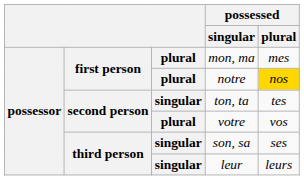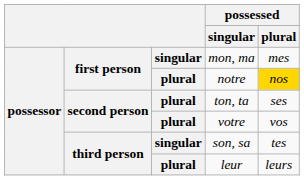(178, 57) plural -> (178, 57) singular
(178, 100) singular -> (178, 100) plural
(279, 100) tes -> (279, 100) ses
(279, 143) ses -> (279, 143) tes
(178, 164) singular -> (178, 164) plural
